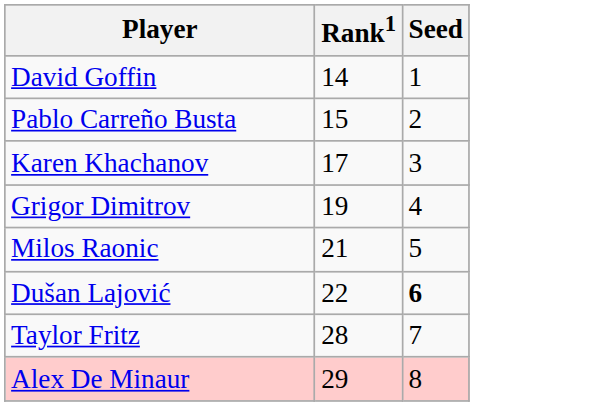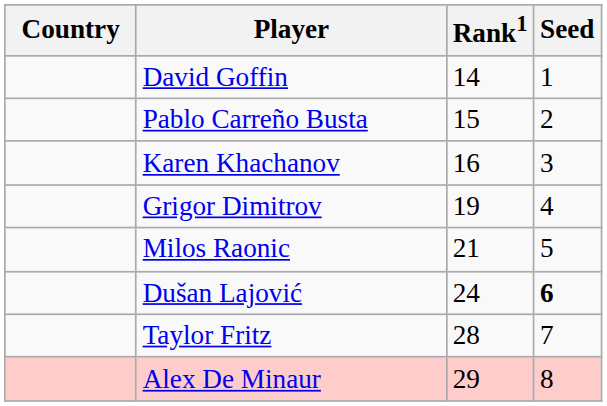+ column: (71, 29)
(335, 162) 17 -> (466, 162) 16
(335, 292) 22 -> (466, 292) 24
